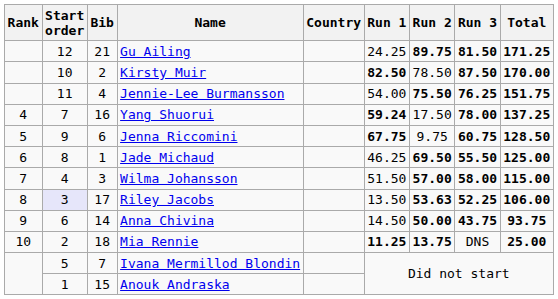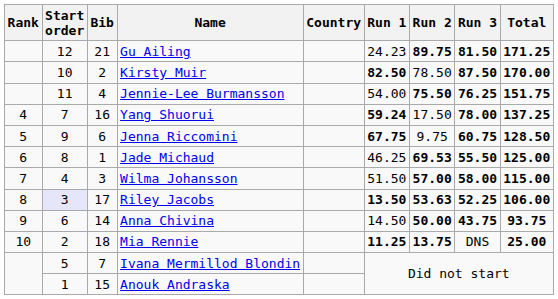(387, 51) 24.25 -> (387, 51) 24.23
(432, 157) 69.50 -> (432, 157) 69.53
(387, 200) normal -> (387, 200) bold
